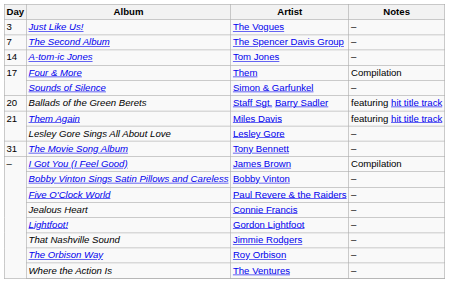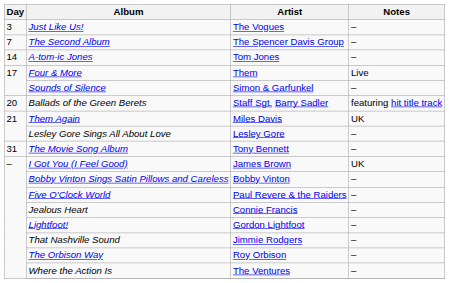(376, 73) Compilation -> (360, 73) Live
(397, 118) featuring hit title track -> (358, 118) UK
(376, 164) Compilation -> (358, 164) UK
